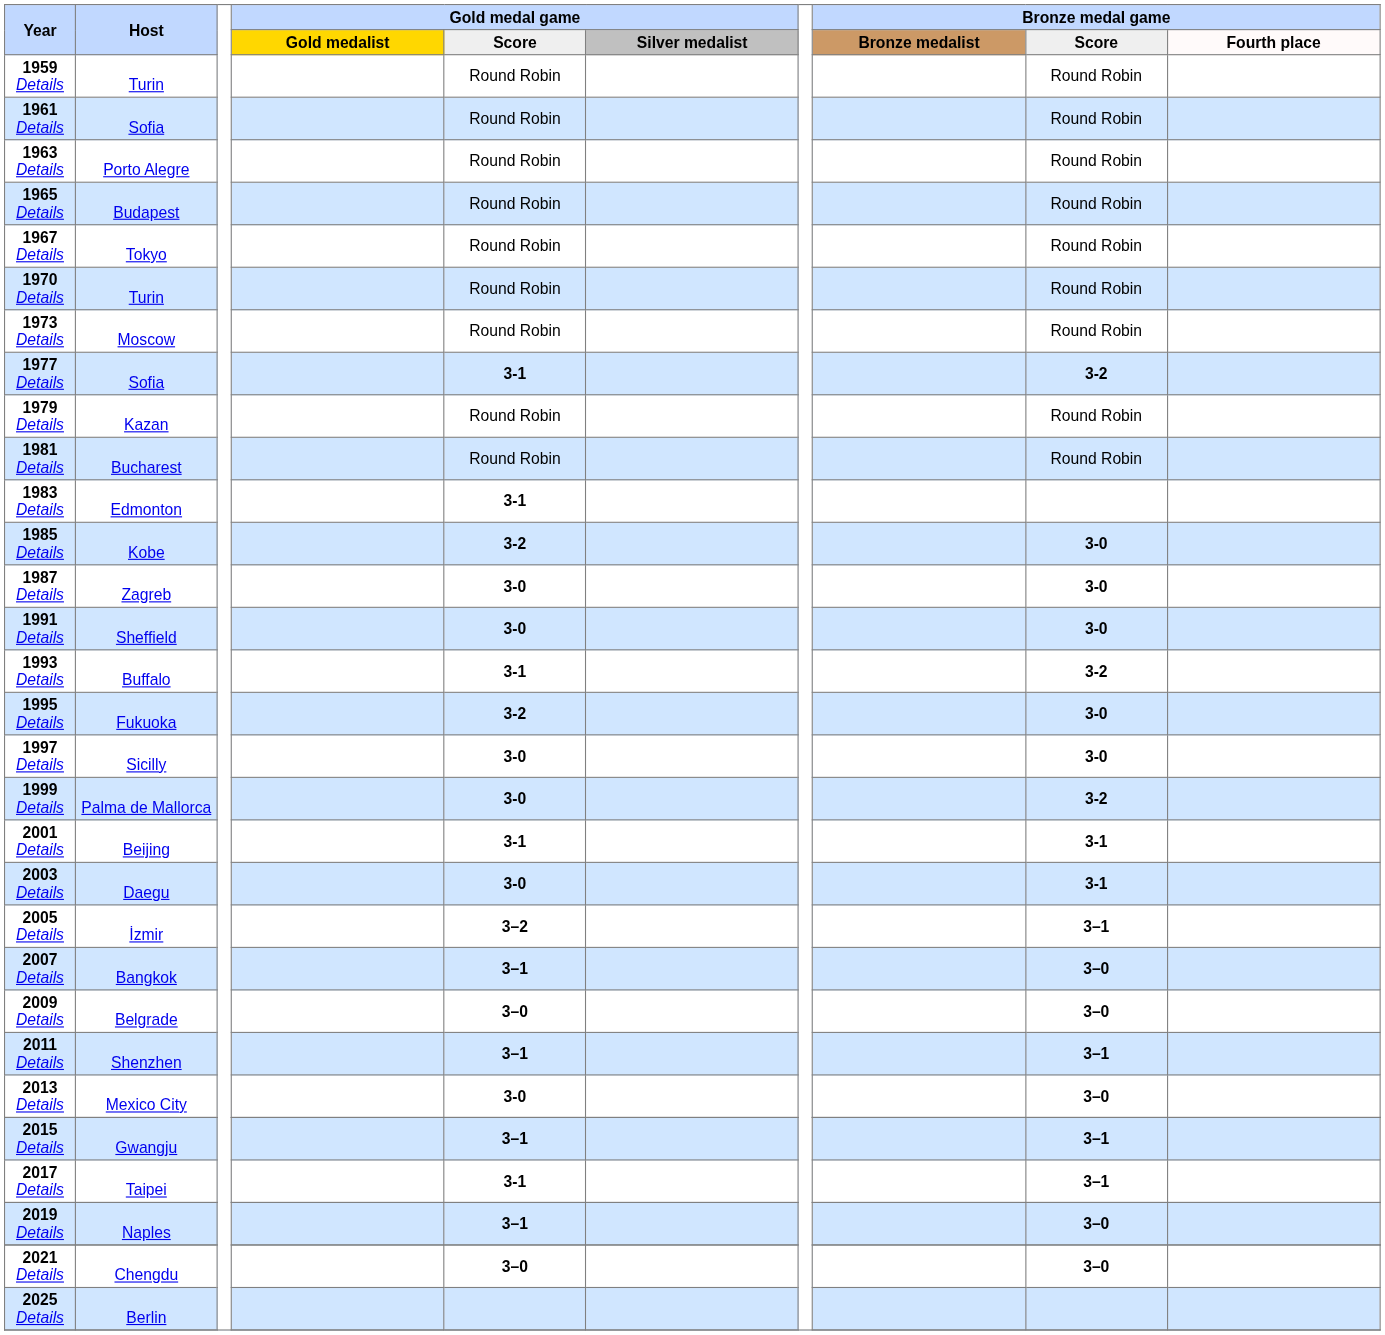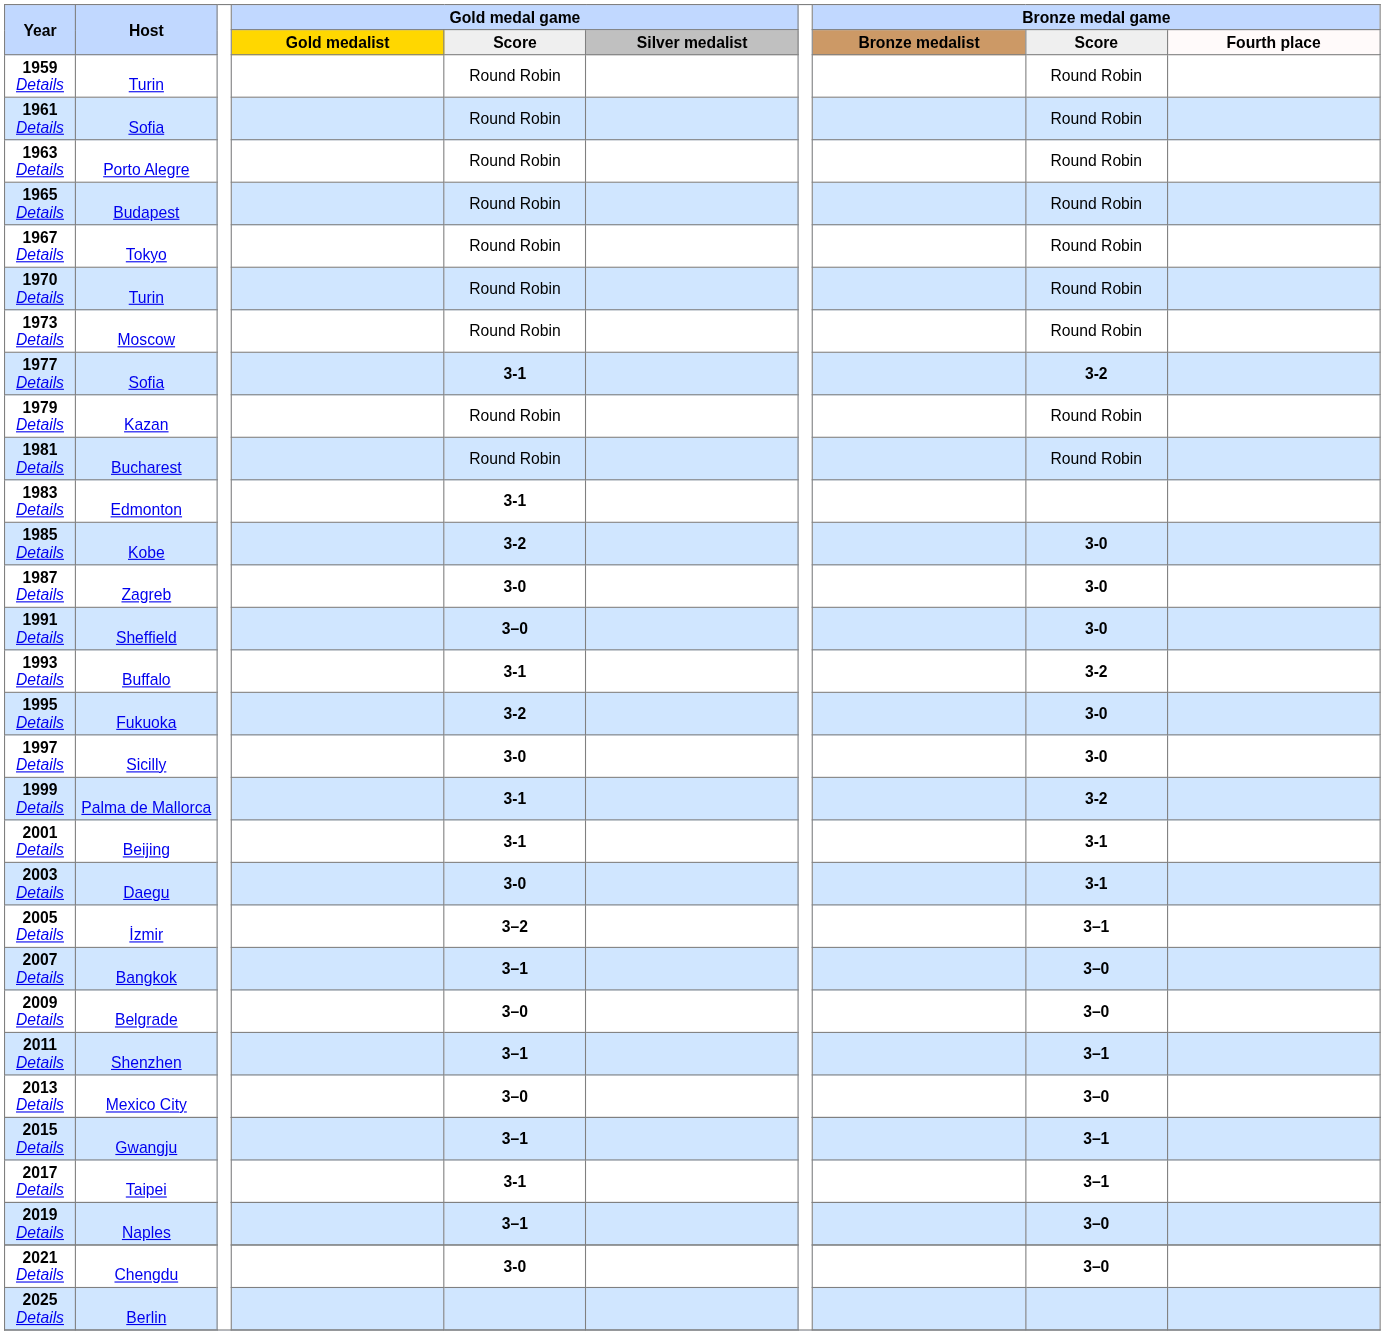(515, 629) 3-0 -> (515, 629) 3–0
(515, 799) 3-0 -> (515, 799) 3-1
(515, 1096) 3-0 -> (515, 1096) 3–0
(515, 1266) 3–0 -> (515, 1266) 3-0
